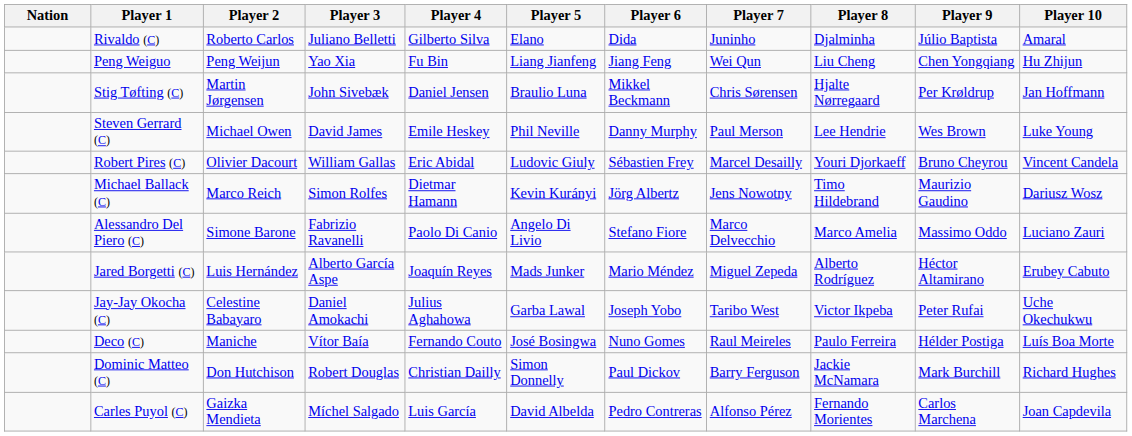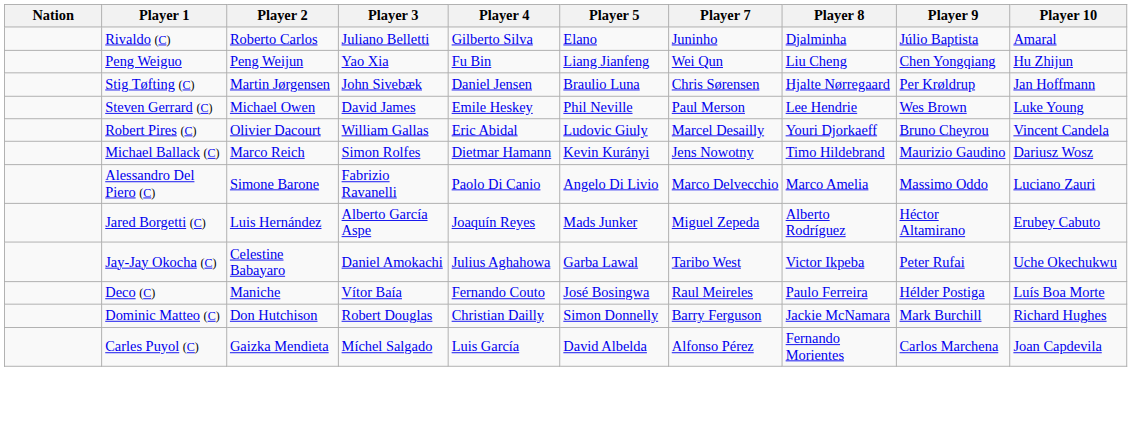- column: (656, 15)
